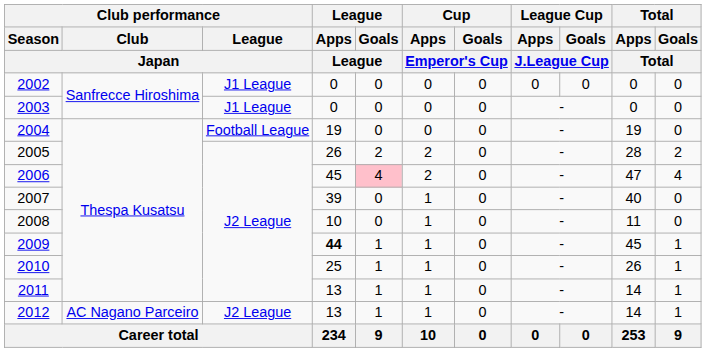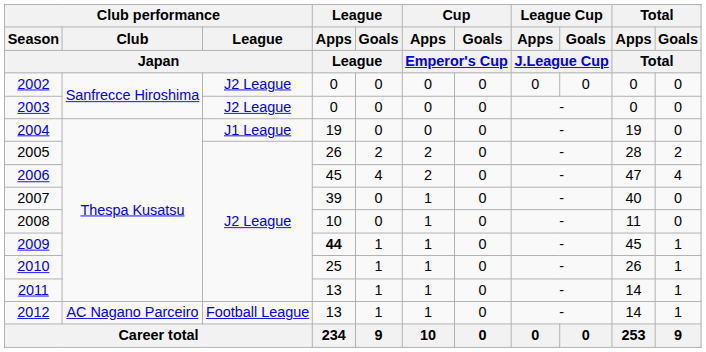(258, 84) J1 League -> (258, 84) J2 League
(258, 107) J1 League -> (258, 107) J2 League
(258, 130) Football League -> (258, 130) J1 League
(378, 175) pink background -> (378, 175) no background
(258, 312) J2 League -> (258, 312) Football League
